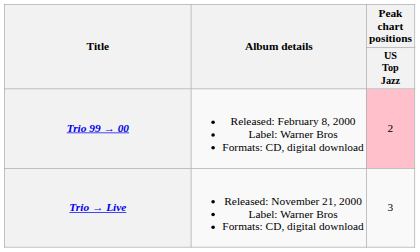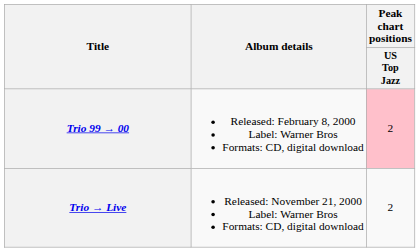(390, 207) 3 -> (390, 207) 2
